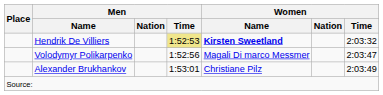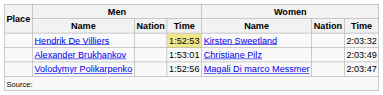(243, 41) bold -> (240, 41) normal
rows swapped: (83, 55) <-> (80, 69)
